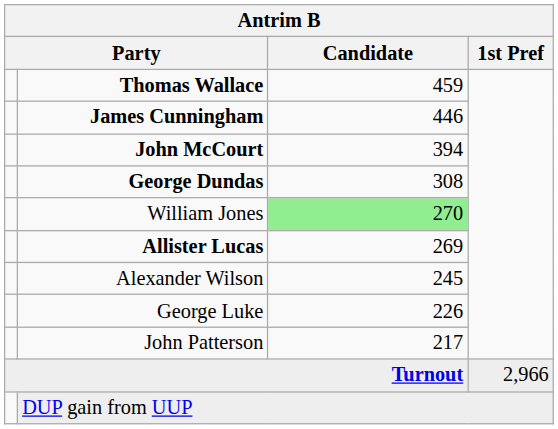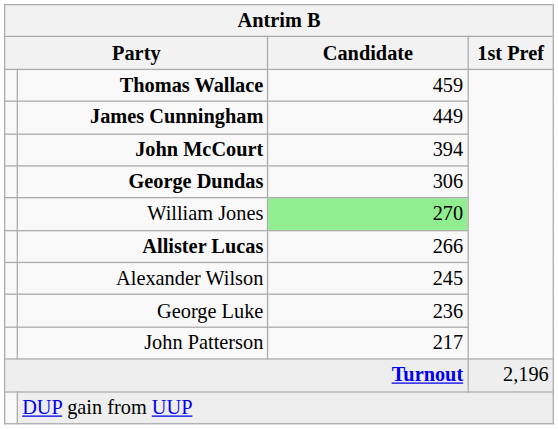(448, 117) 446 -> (448, 117) 449
(448, 181) 308 -> (448, 181) 306
(448, 246) 269 -> (448, 246) 266
(448, 310) 226 -> (448, 310) 236
(526, 375) 2,966 -> (526, 375) 2,196
